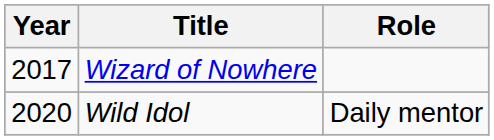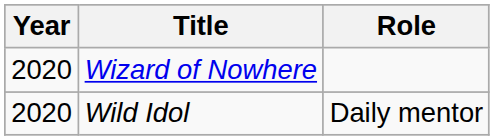(42, 69) 2017 -> (42, 69) 2020
